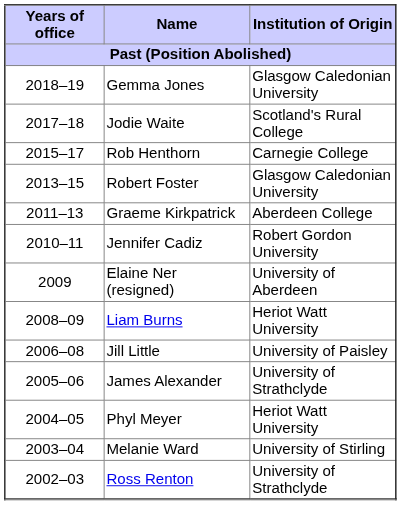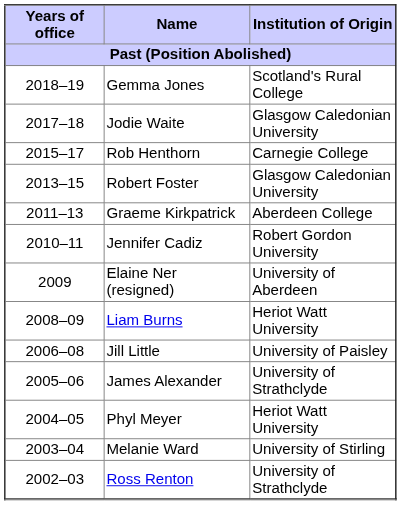(322, 84) Glasgow Caledonian University -> (307, 84) Scotland's Rural College
(307, 123) Scotland's Rural College -> (322, 123) Glasgow Caledonian University
